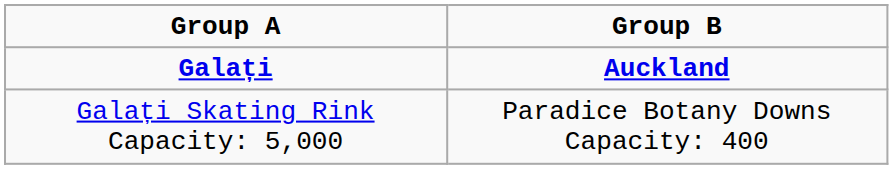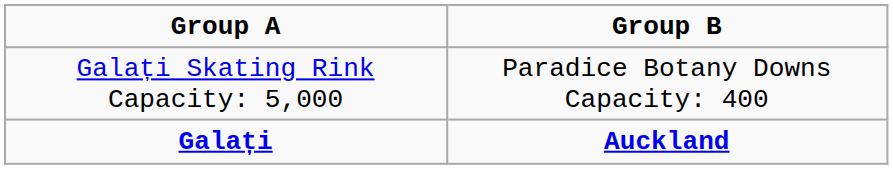rows swapped: (226, 69) <-> (226, 127)
